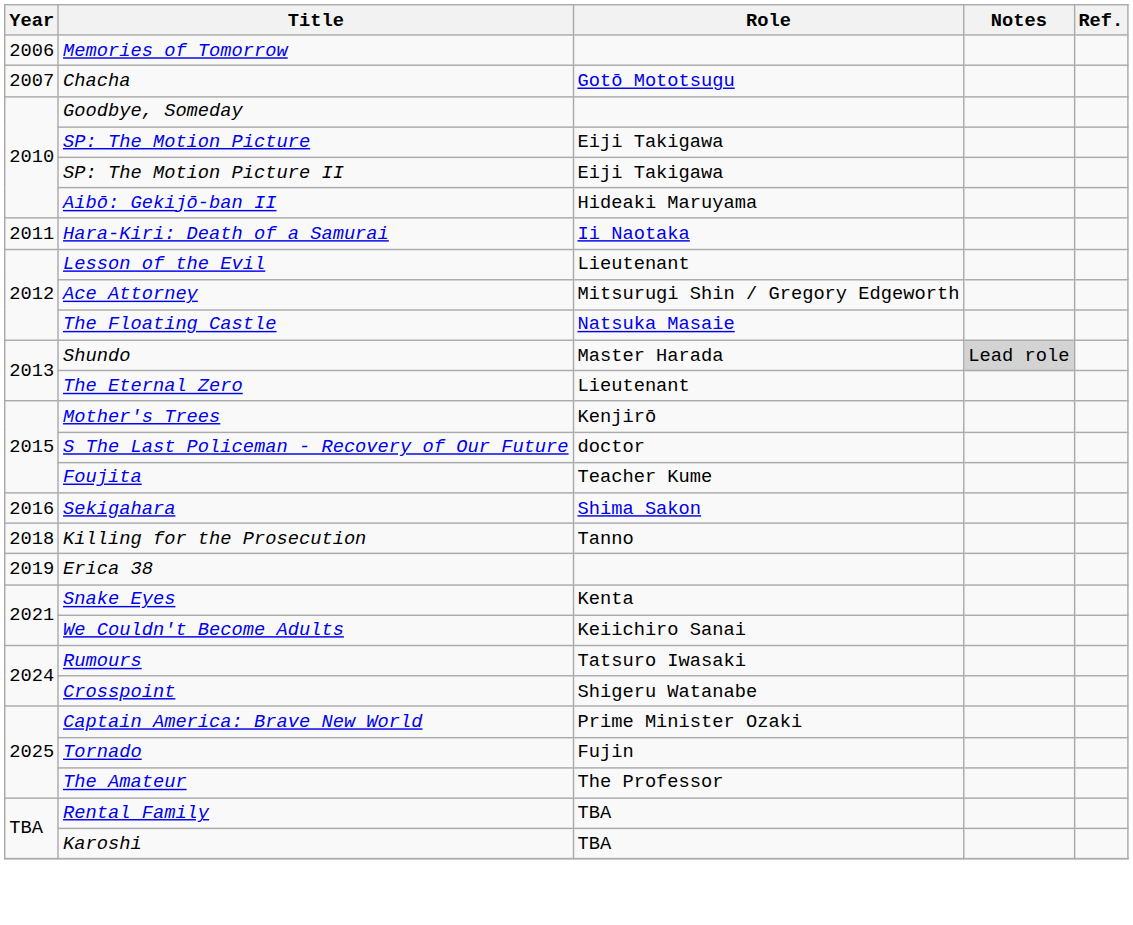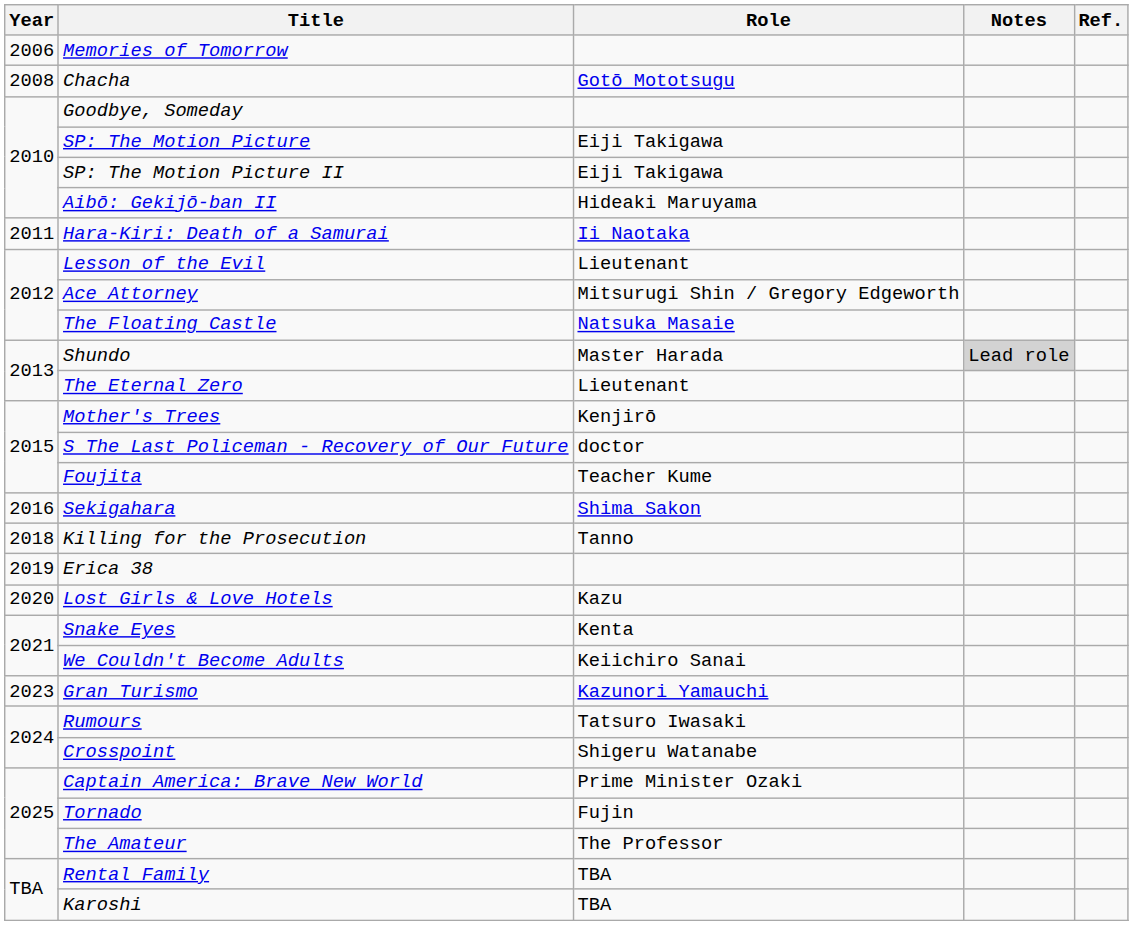(32, 81) 2007 -> (32, 81) 2008
+ row: (198, 600)
+ row: (130, 691)
